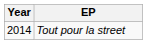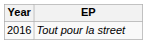(19, 30) 2014 -> (19, 30) 2016
